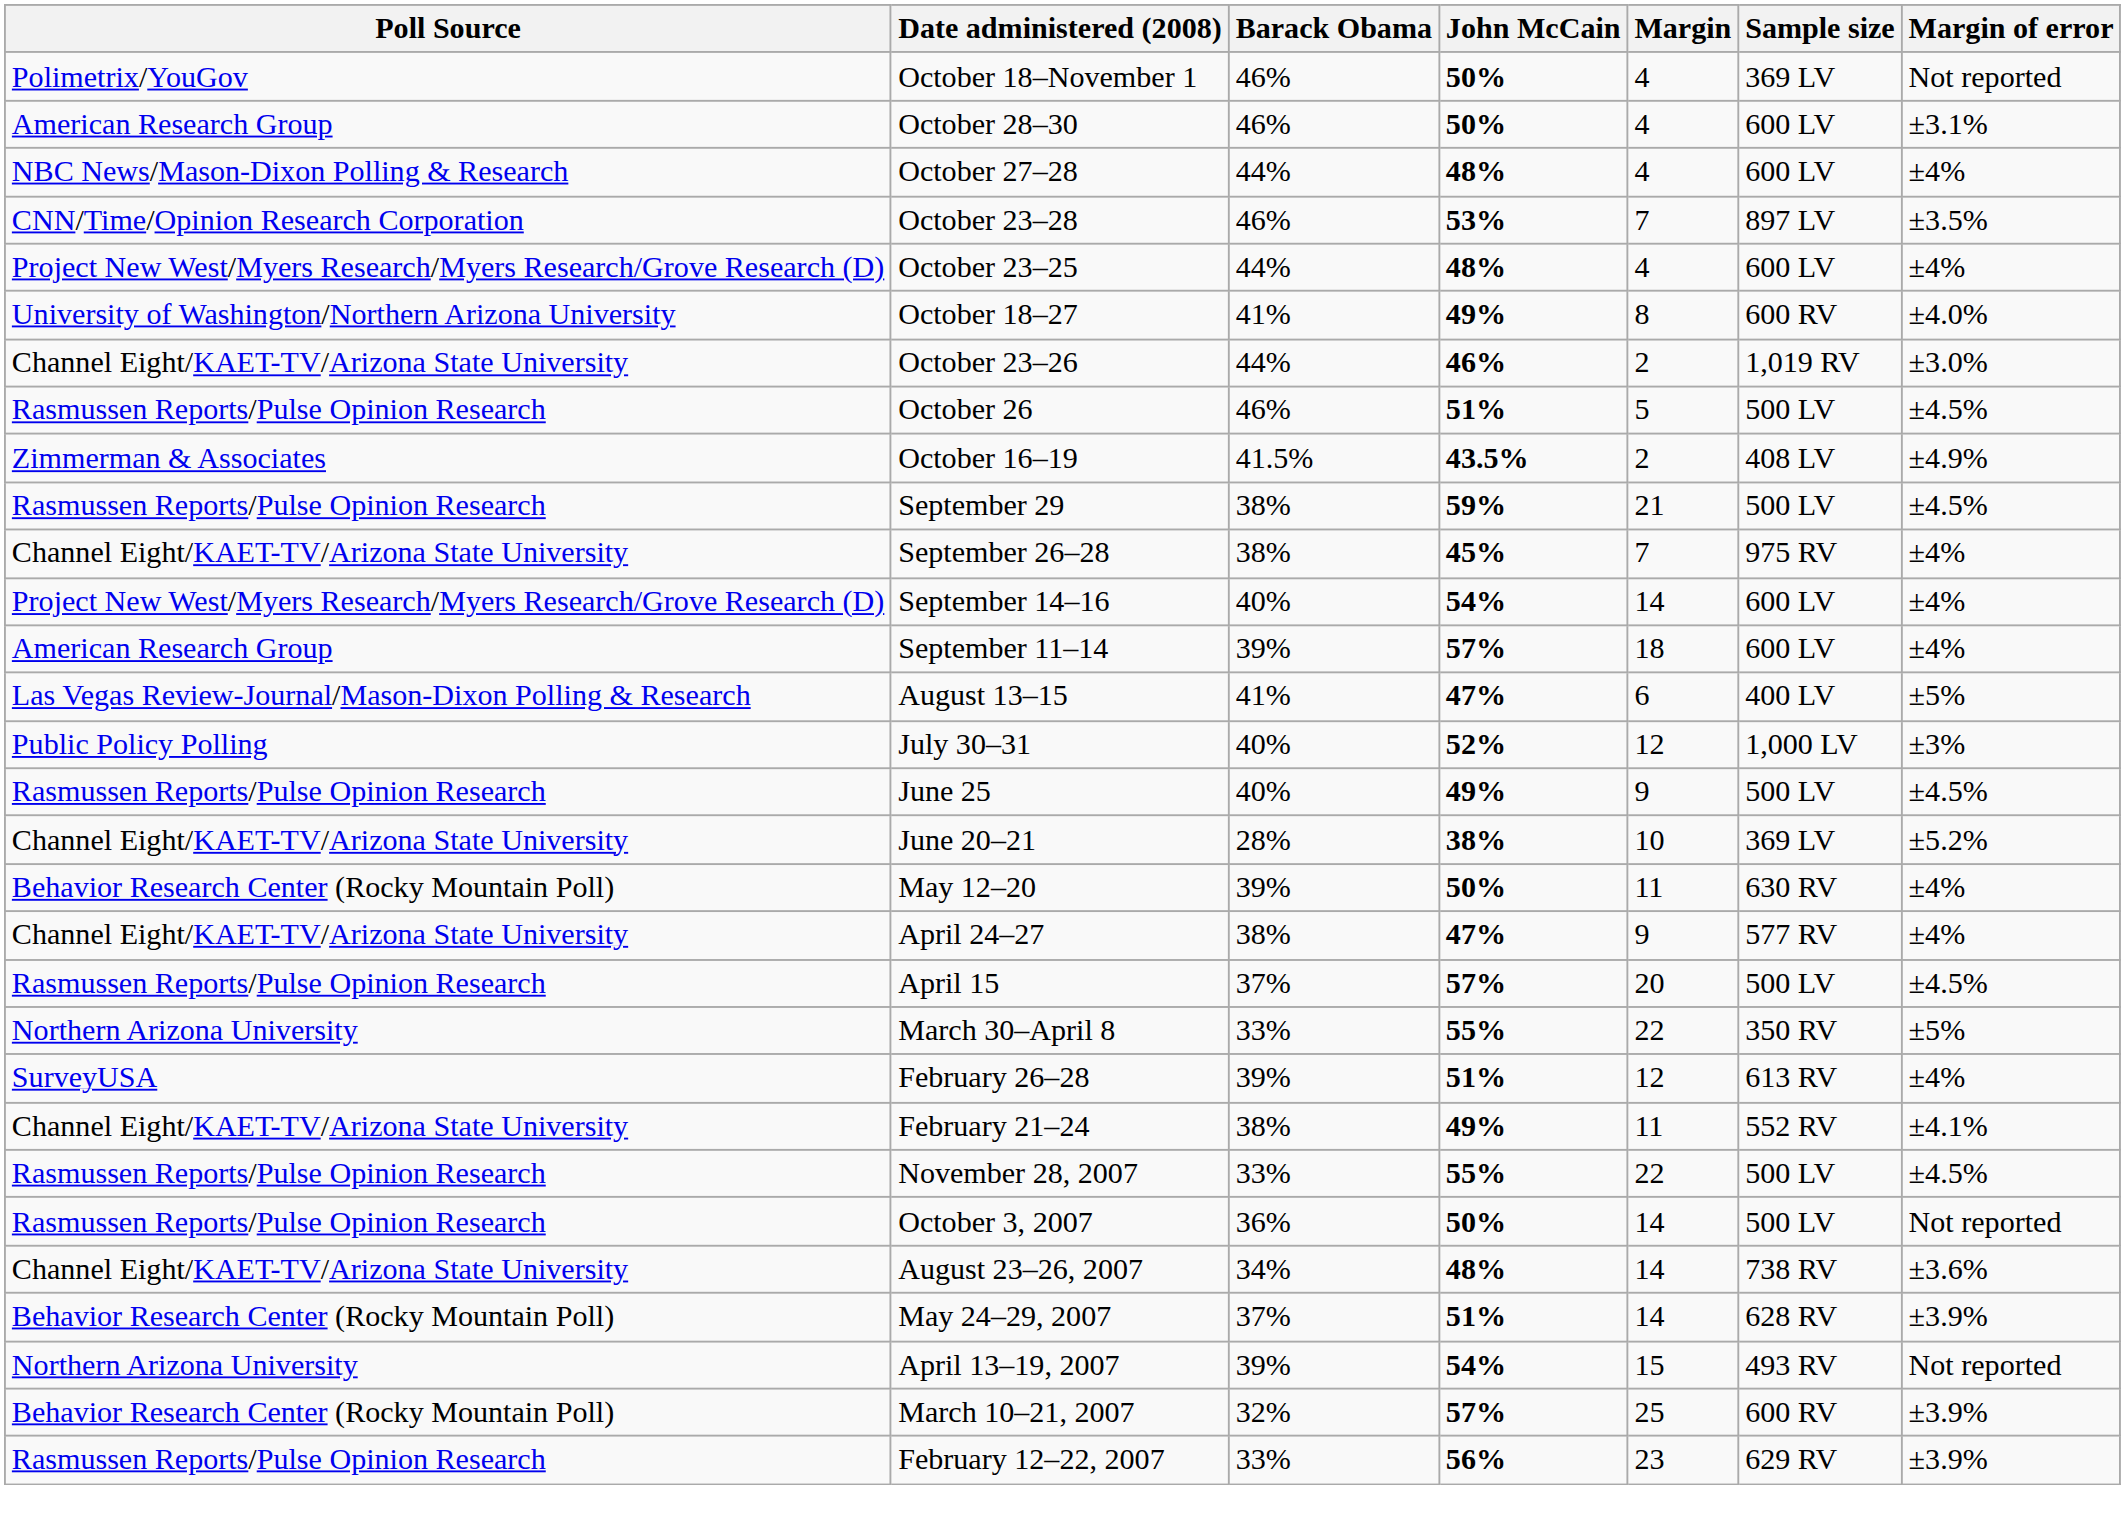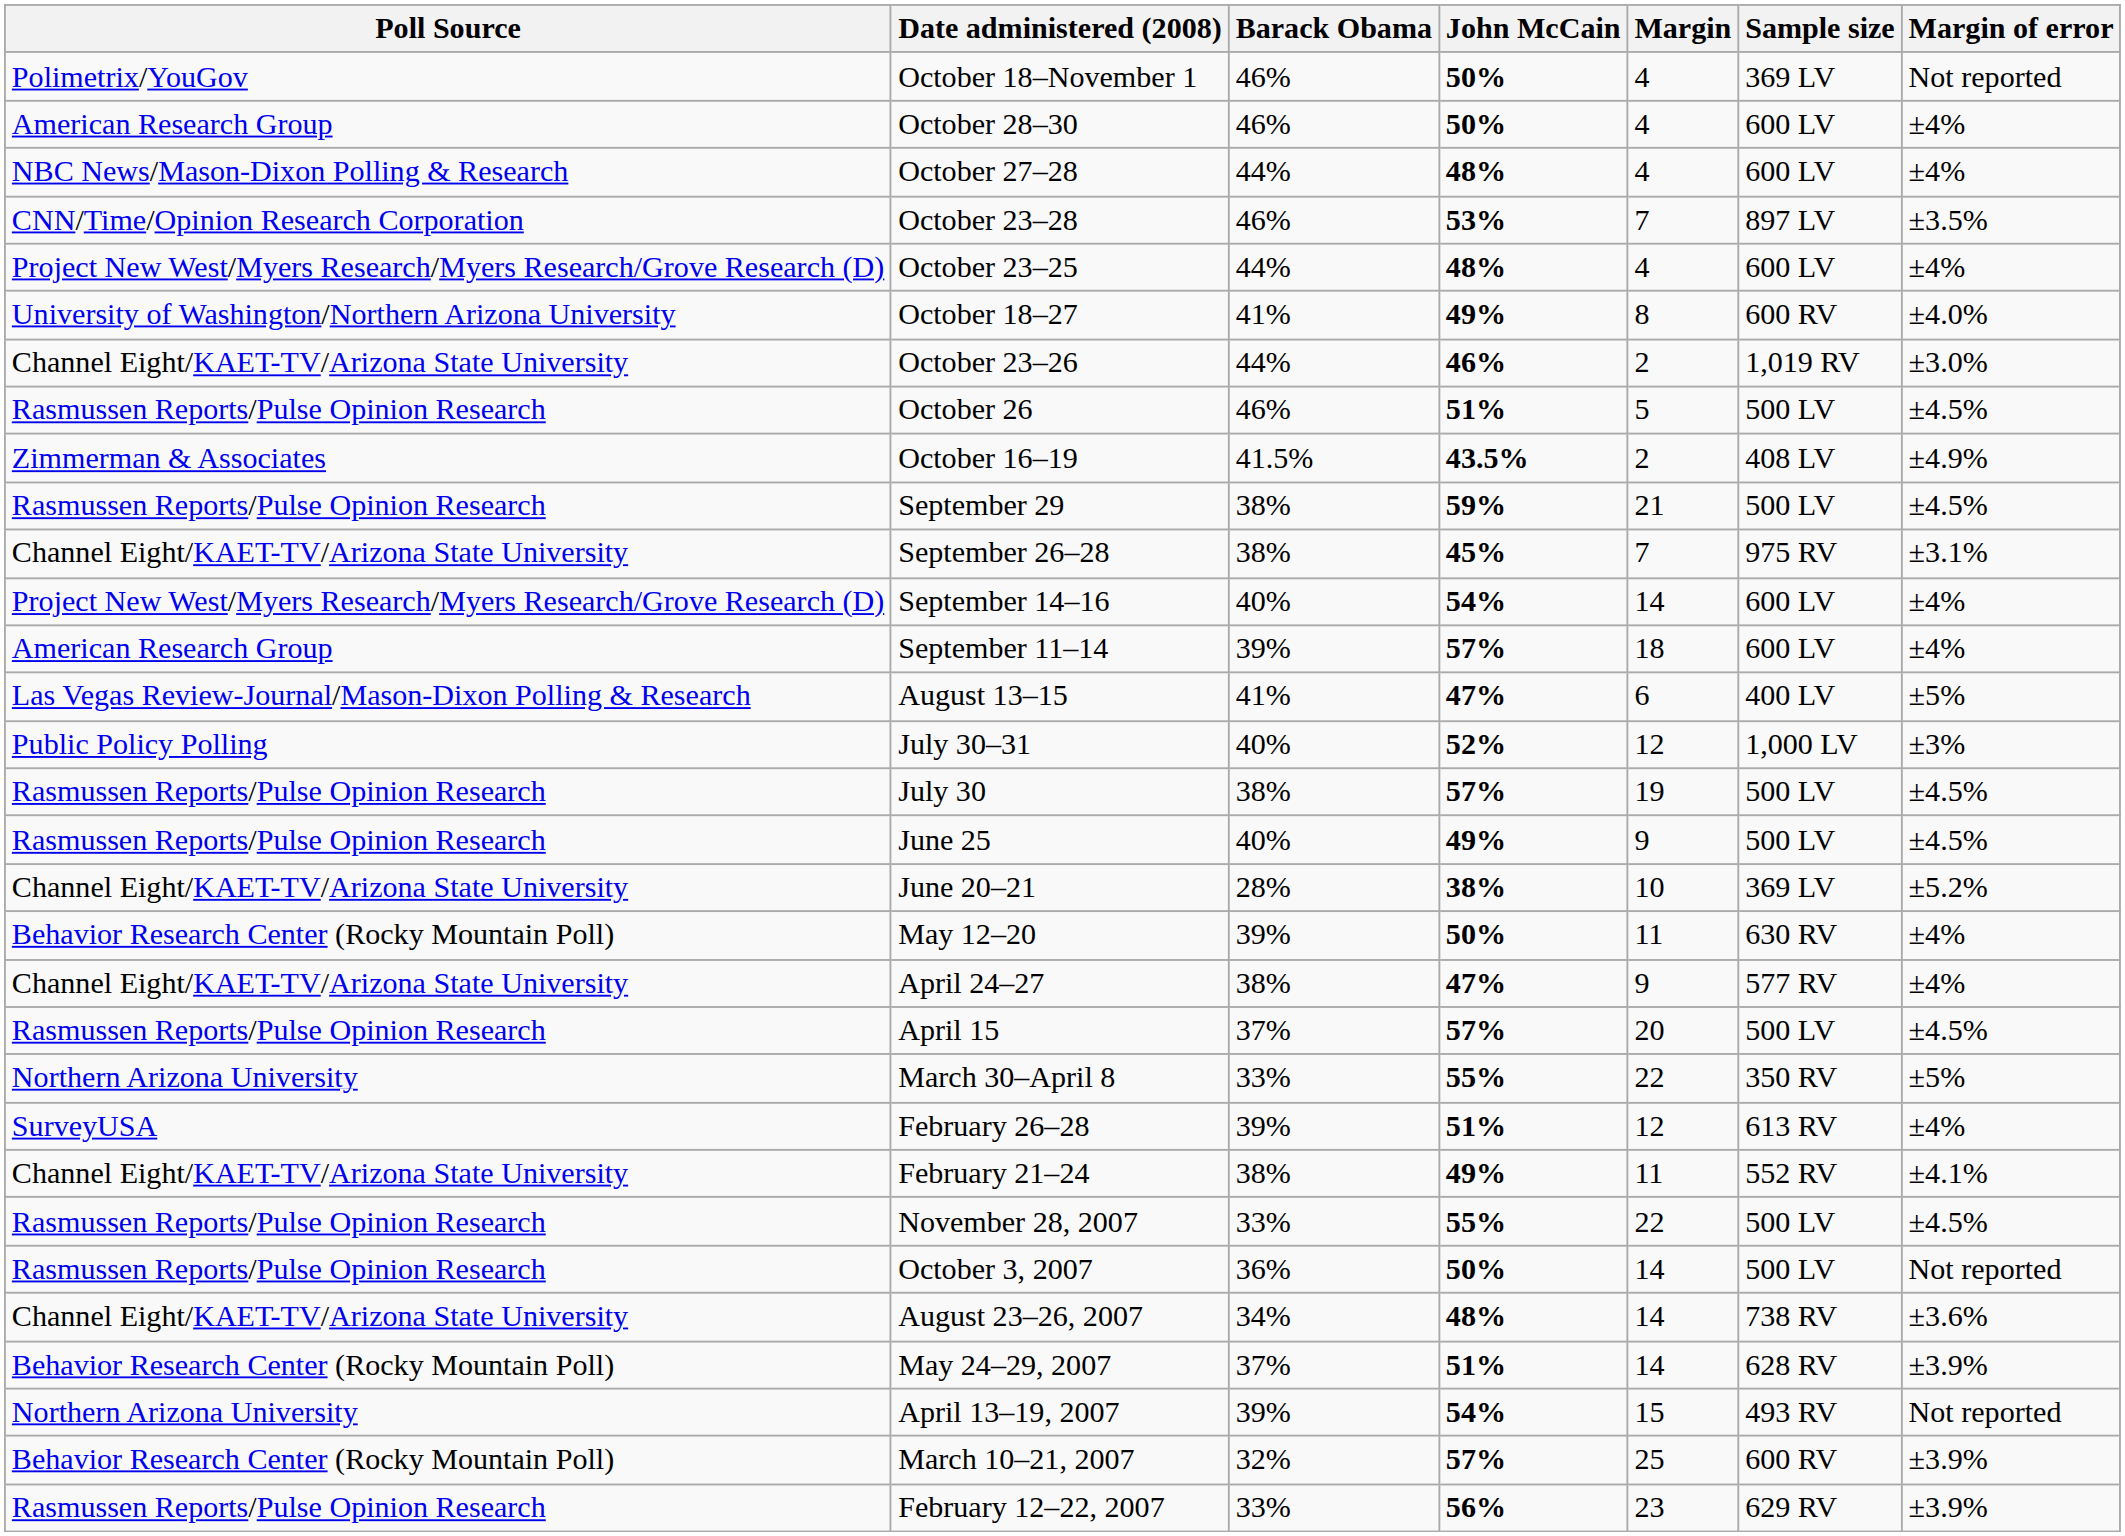(1948, 123) ±3.1% -> (1937, 123) ±4%
(1937, 553) ±4% -> (1948, 553) ±3.1%
+ row: (942, 791)
